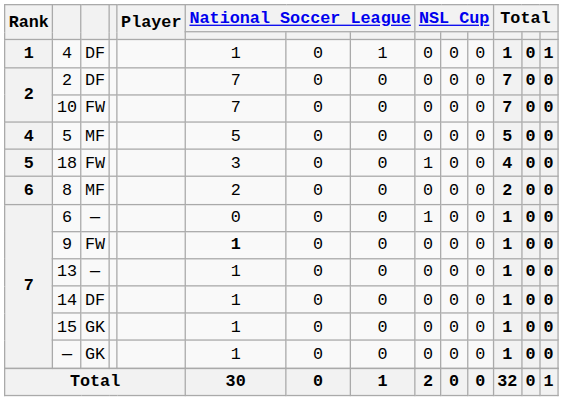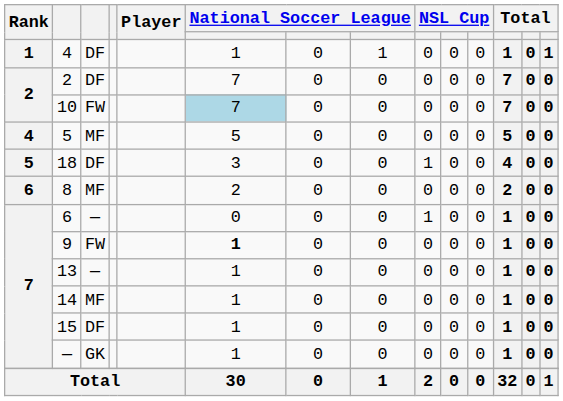(236, 108) no background -> (236, 108) lightblue background
(95, 163) FW -> (95, 163) DF
(95, 300) DF -> (95, 300) MF
(95, 327) GK -> (95, 327) DF
